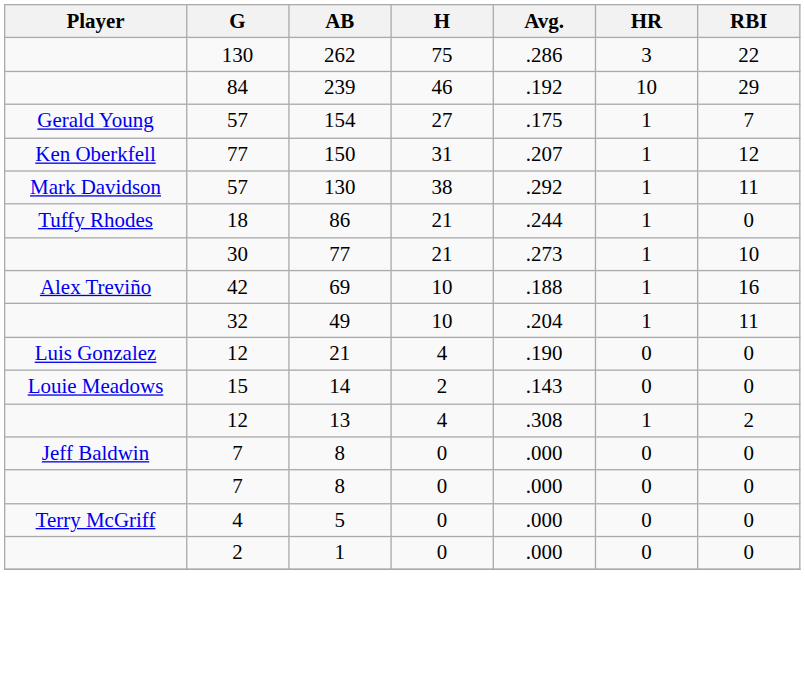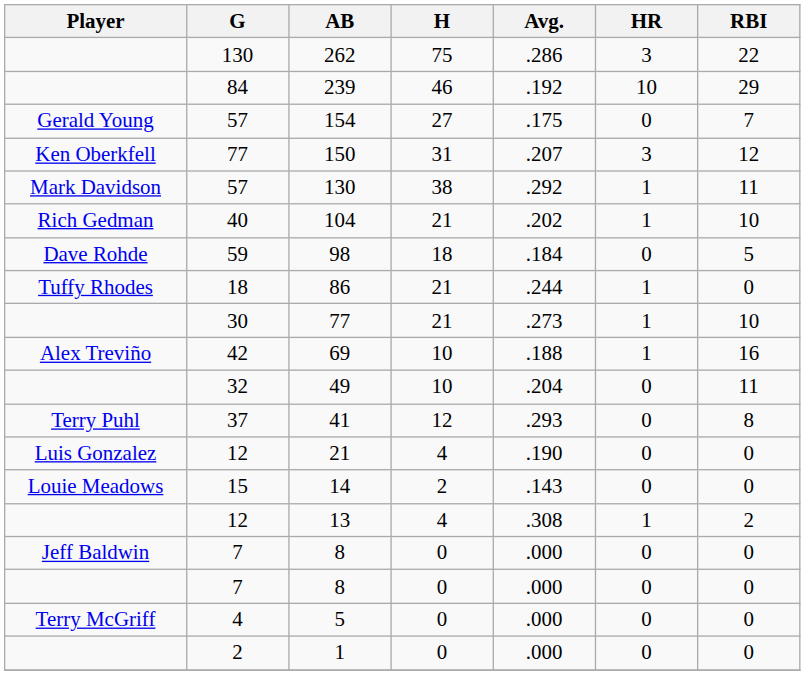(646, 120) 1 -> (646, 120) 0
(646, 154) 1 -> (646, 154) 3
+ row: (96, 220)
+ row: (96, 253)
(646, 320) 1 -> (646, 386) 0
+ row: (96, 420)
